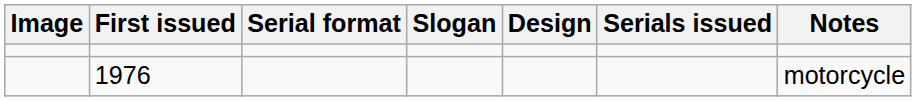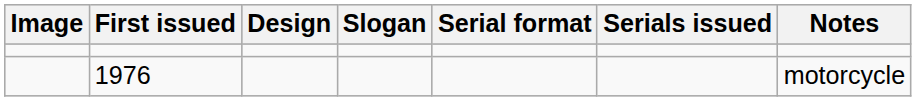columns swapped: (550, 24) <-> (324, 24)
